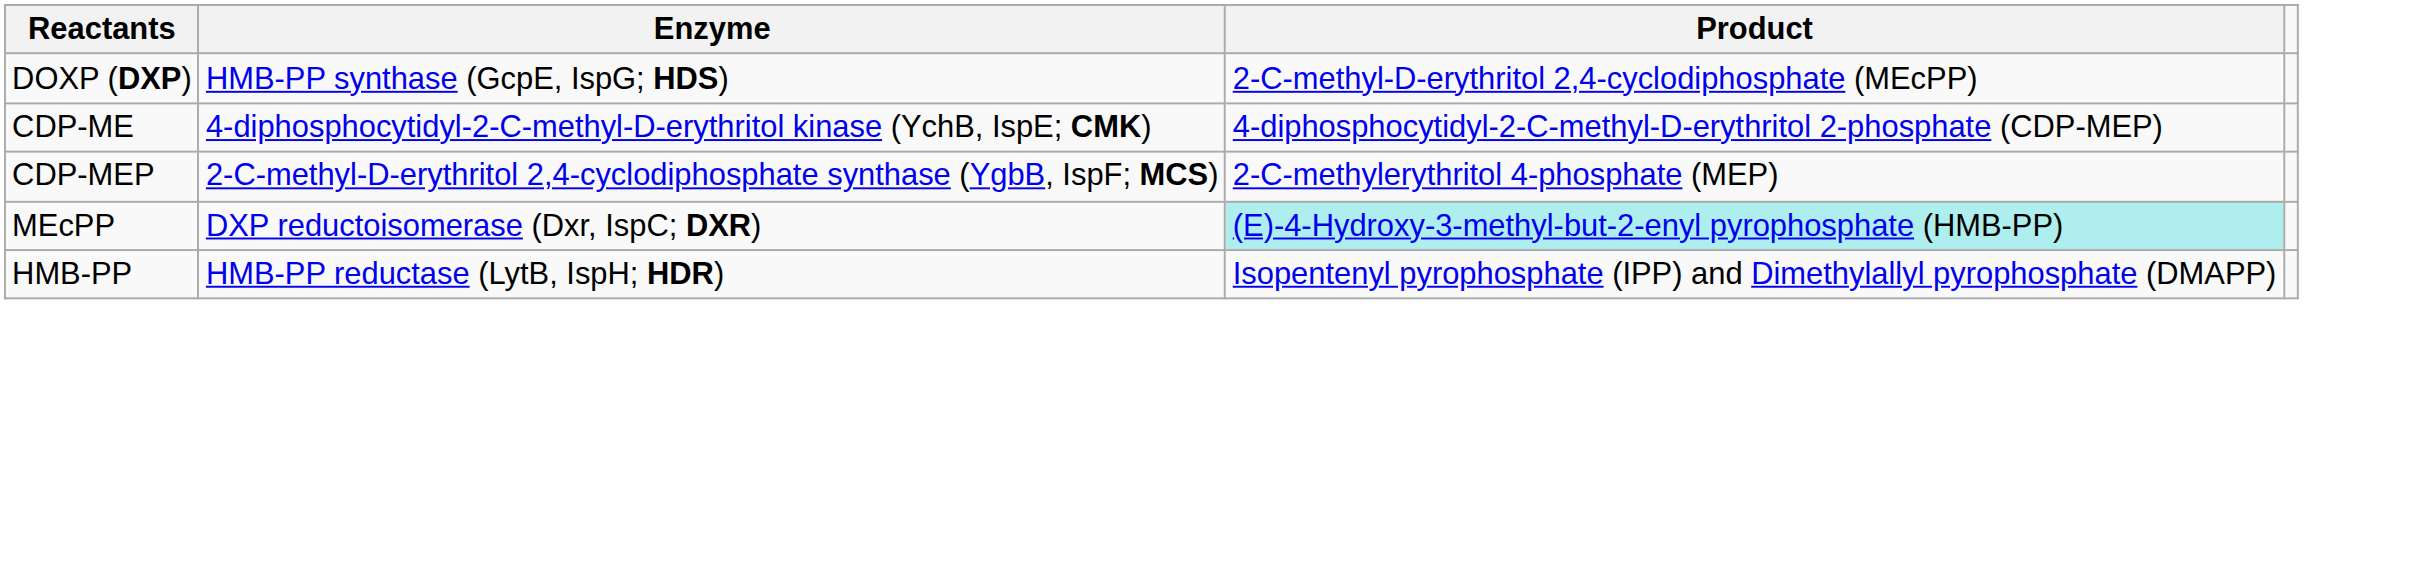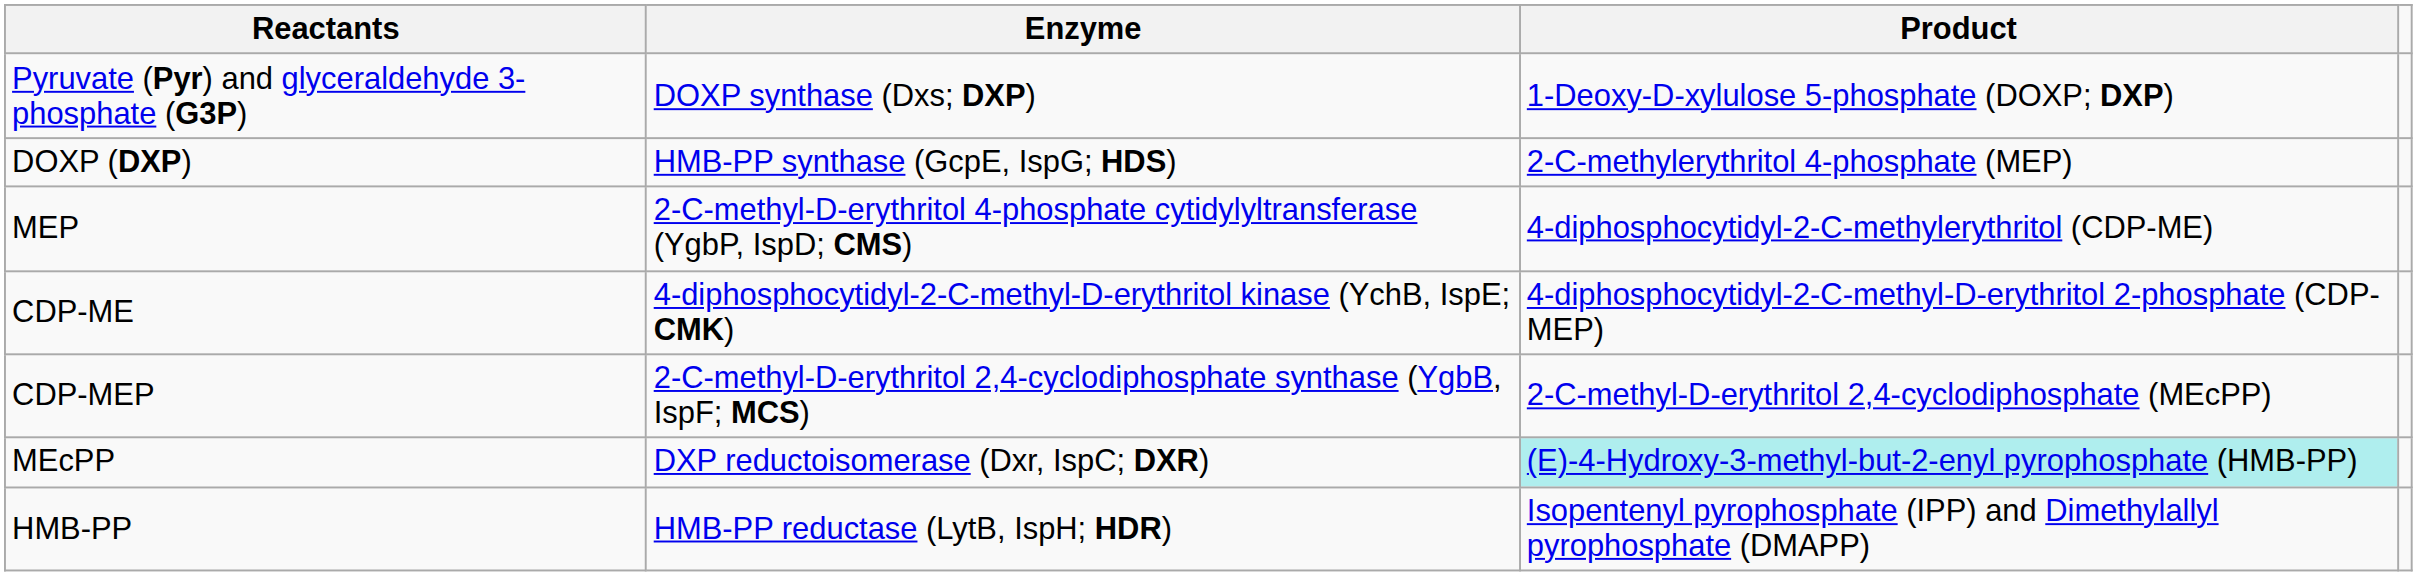+ row: (269, 95)
(1605, 77) 2-C-methyl-D-erythritol 2,4-cyclodiphosphate (MEcPP) -> (1800, 161) 2-C-methylerythritol 4-phosphate (MEP)
+ row: (46, 228)
(1506, 175) 2-C-methylerythritol 4-phosphate (MEP) -> (1899, 395) 2-C-methyl-D-erythritol 2,4-cyclodiphosphate (MEcPP)
